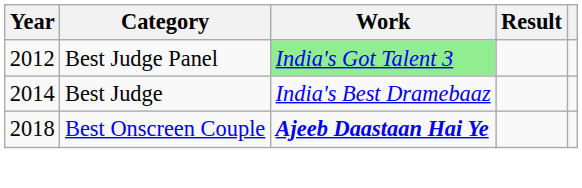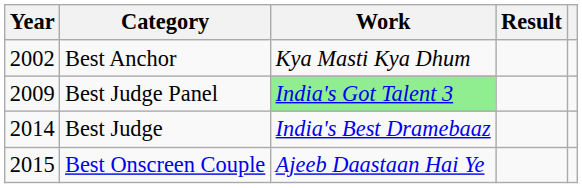+ row: (121, 57)
(32, 57) 2012 -> (32, 93) 2009
(32, 128) 2018 -> (32, 164) 2015
(382, 128) bold -> (380, 164) normal
